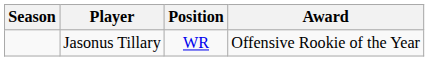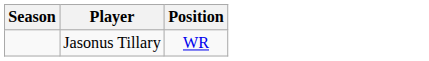- column: (326, 17)
